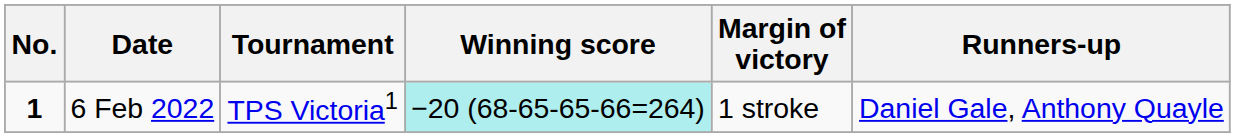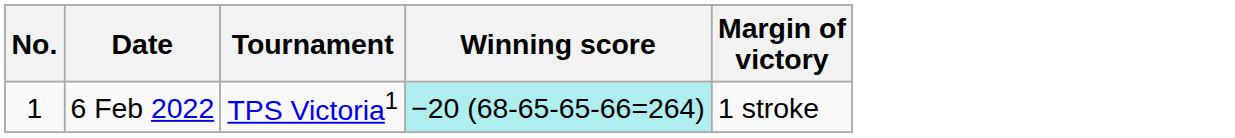- column: (1041, 44)
(34, 107) bold -> (34, 107) normal
